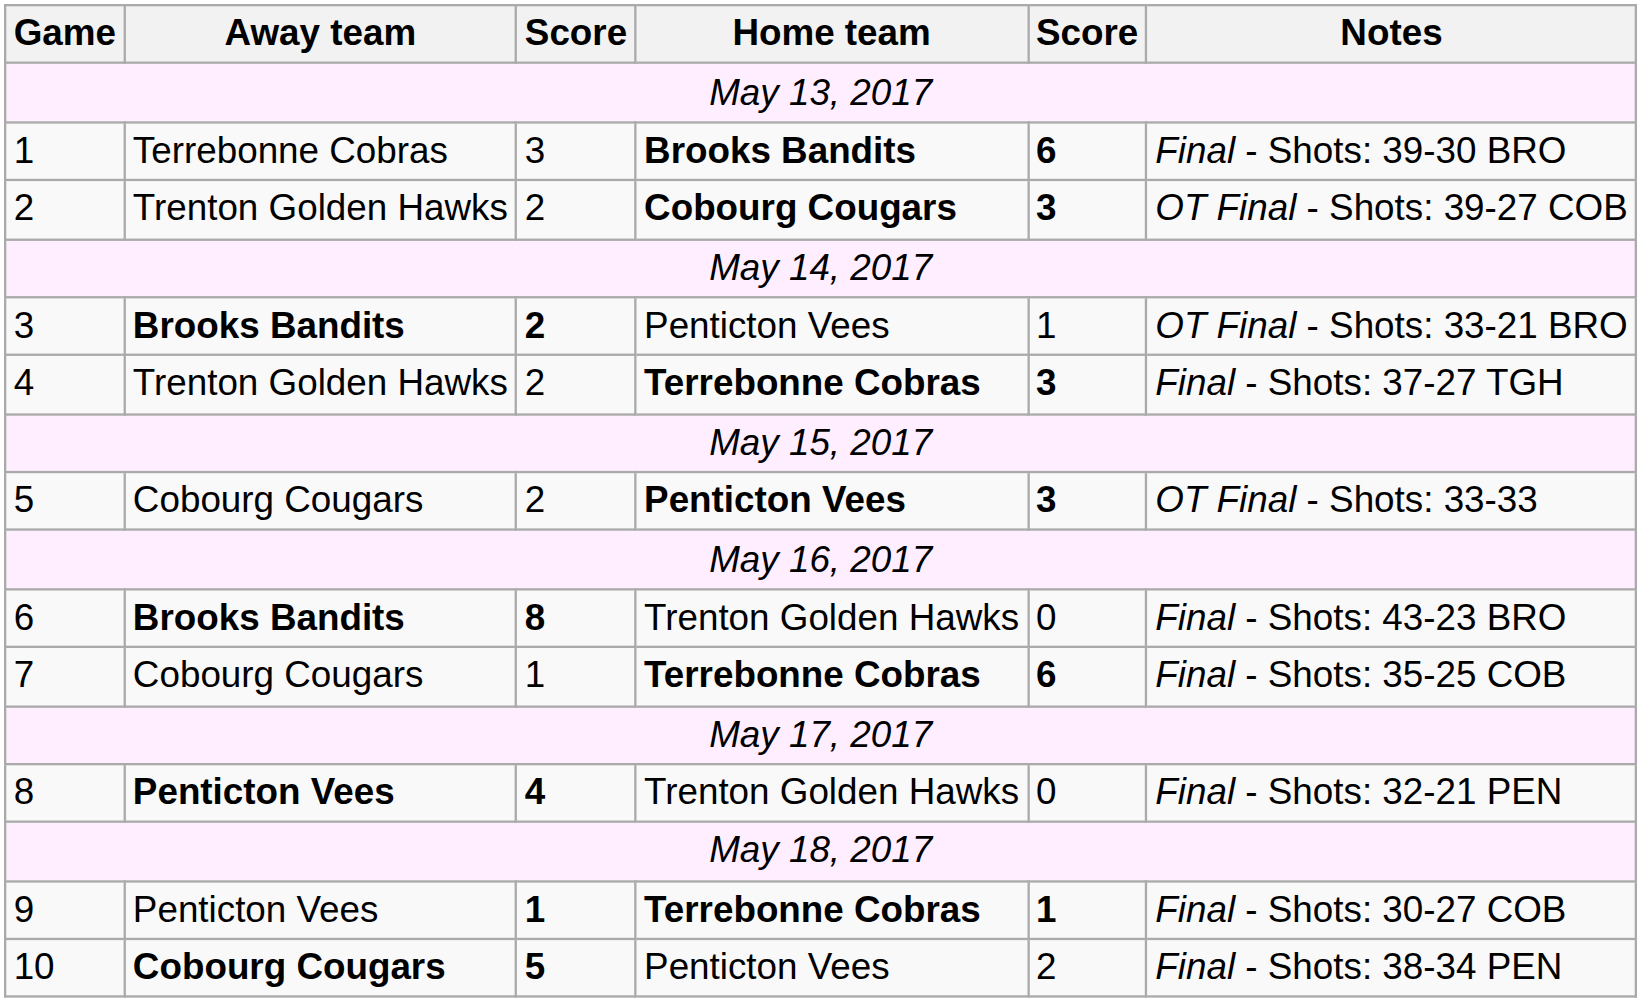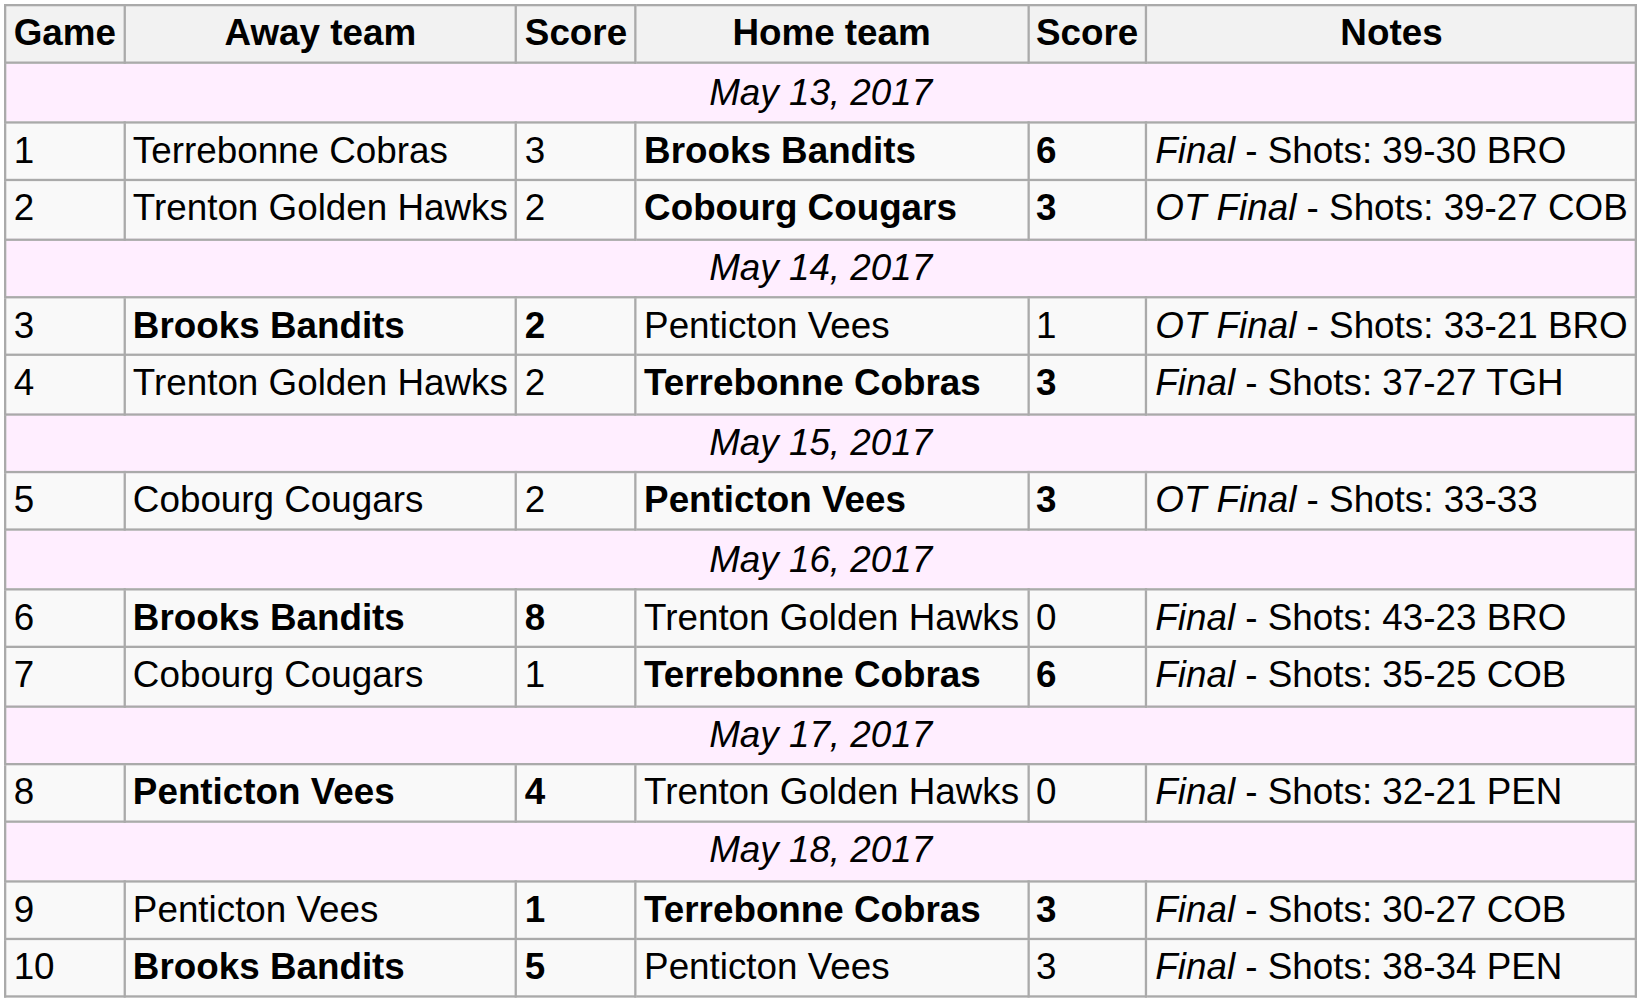(1046, 909) 1 -> (1046, 909) 3
(289, 967) Cobourg Cougars -> (269, 967) Brooks Bandits
(1046, 967) 2 -> (1046, 967) 3
